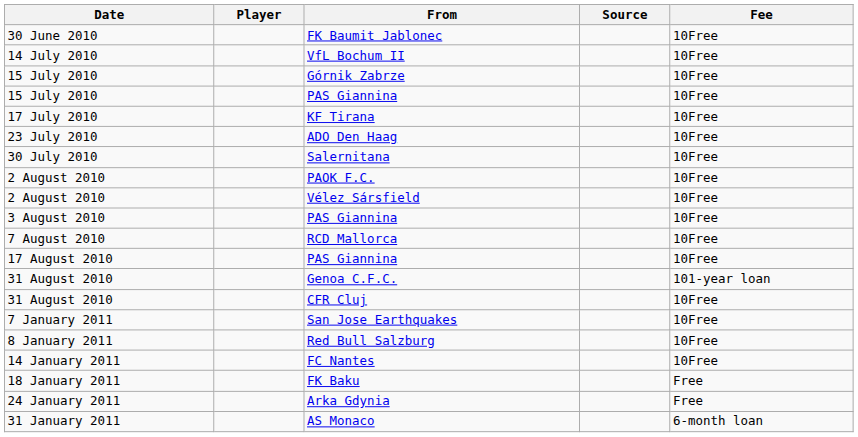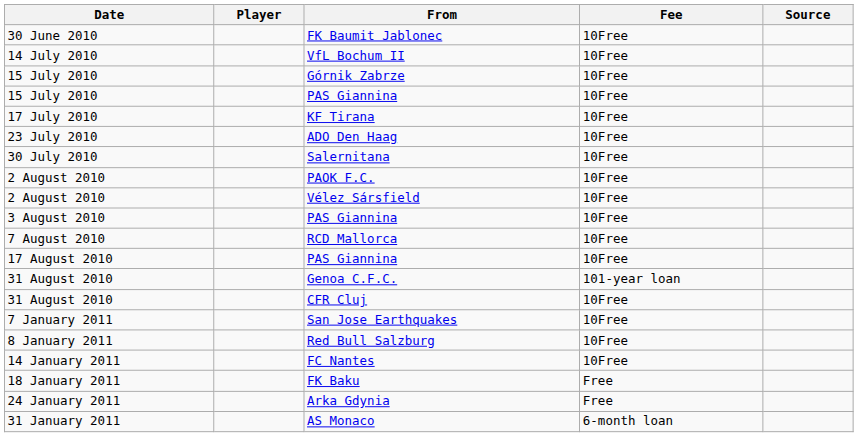columns swapped: (761, 15) <-> (625, 15)
